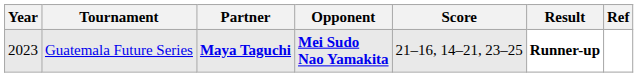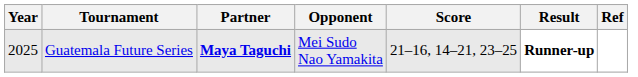(23, 50) 2023 -> (23, 50) 2025
(343, 50) bold -> (340, 50) normal
